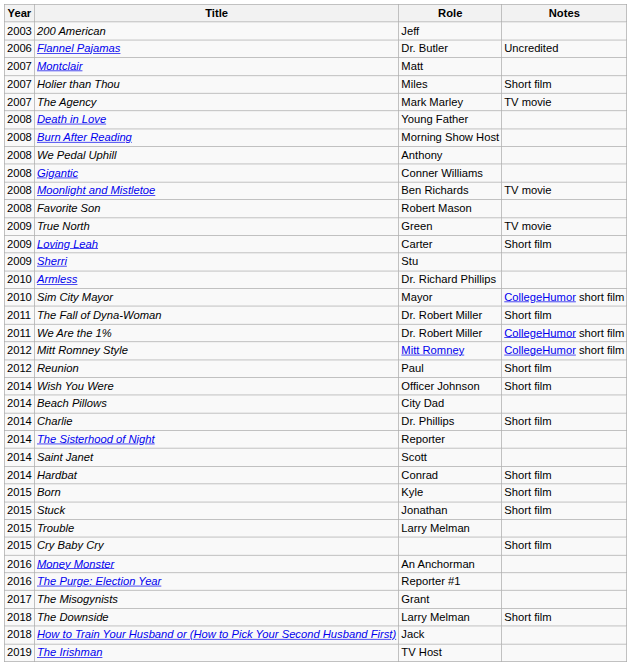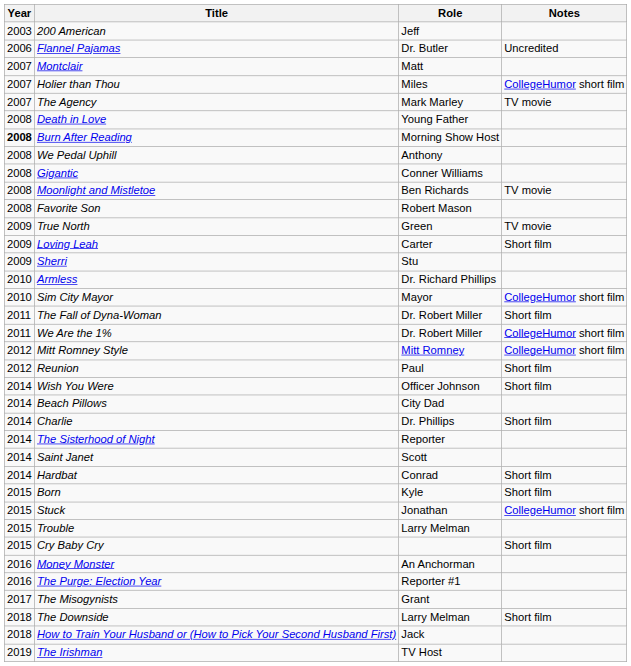(528, 84) Short film -> (564, 84) CollegeHumor short film
(19, 137) normal -> (19, 137) bold
(528, 510) Short film -> (564, 510) CollegeHumor short film
